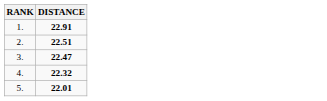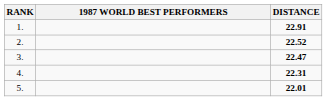+ column: (153, 12)
(61, 42) 22.51 -> (296, 42) 22.52
(61, 73) 22.32 -> (296, 73) 22.31
